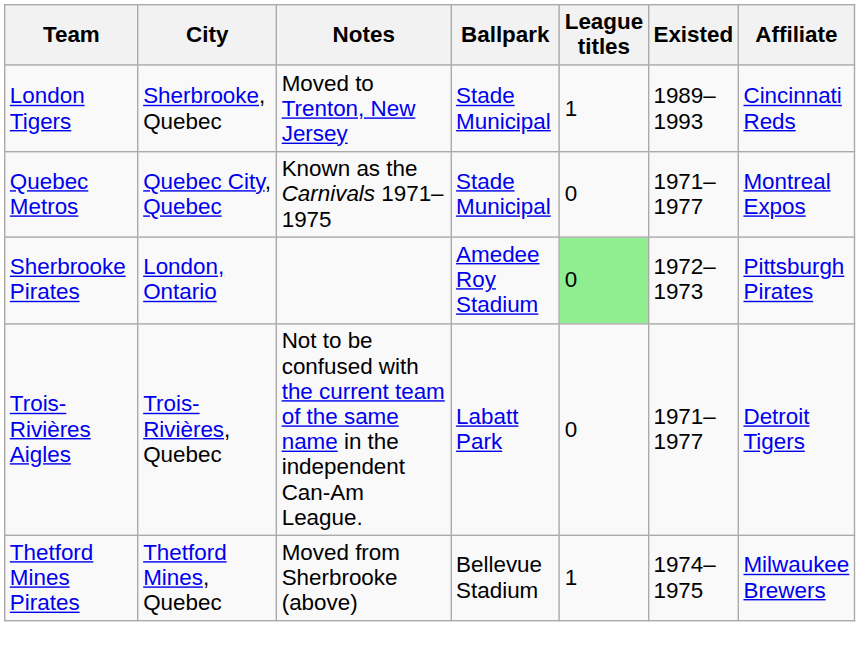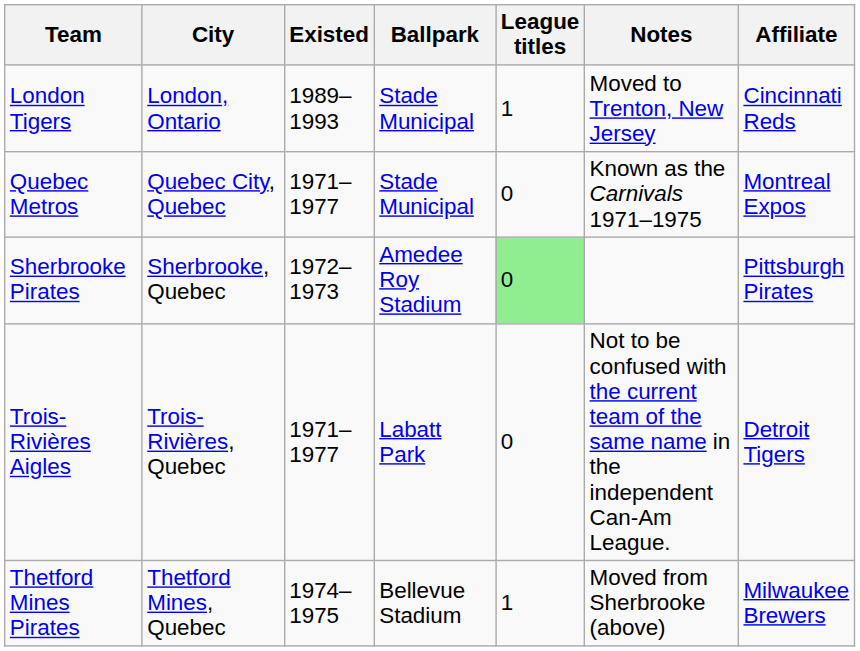columns swapped: (693, 34) <-> (364, 34)
(204, 108) Sherbrooke, Quebec -> (188, 108) London, Ontario
(184, 280) London, Ontario -> (208, 280) Sherbrooke, Quebec
